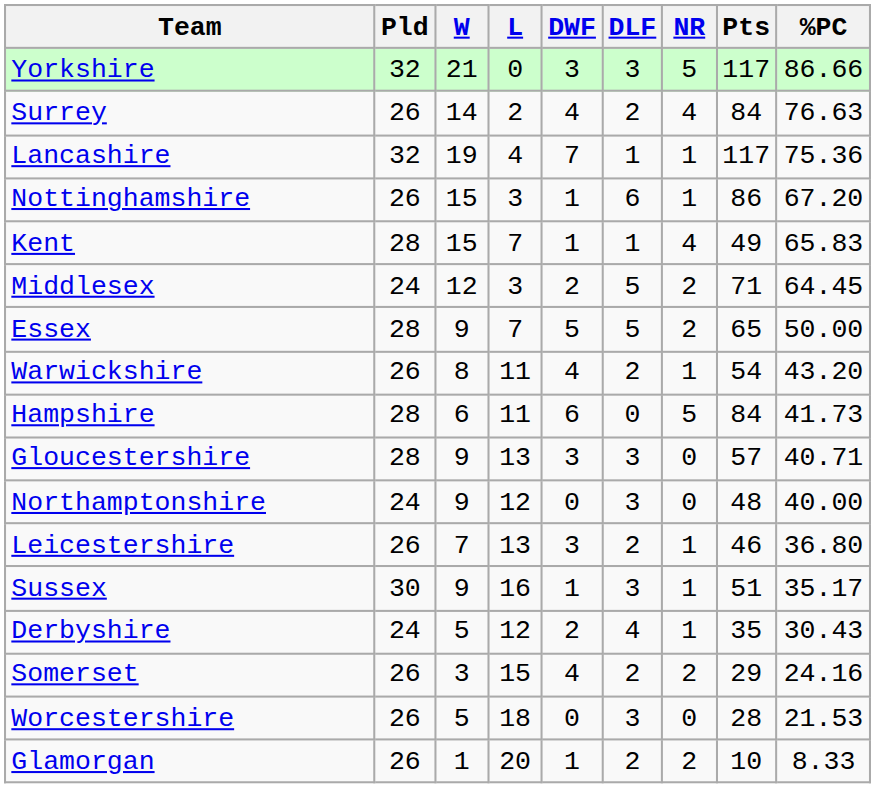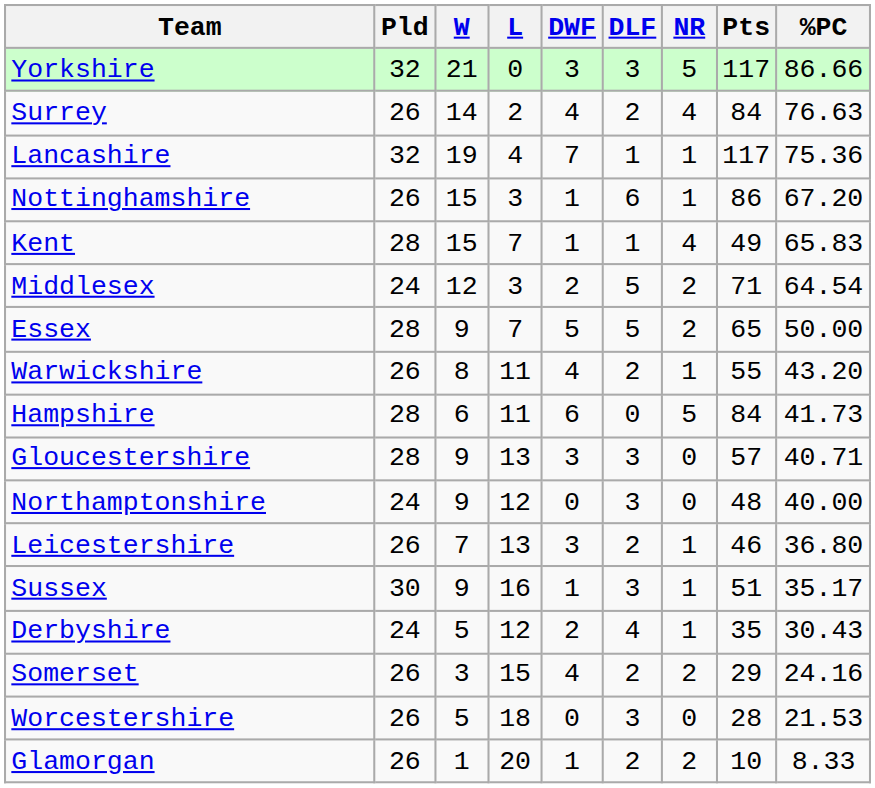(823, 286) 64.45 -> (823, 286) 64.54
(746, 372) 54 -> (746, 372) 55
